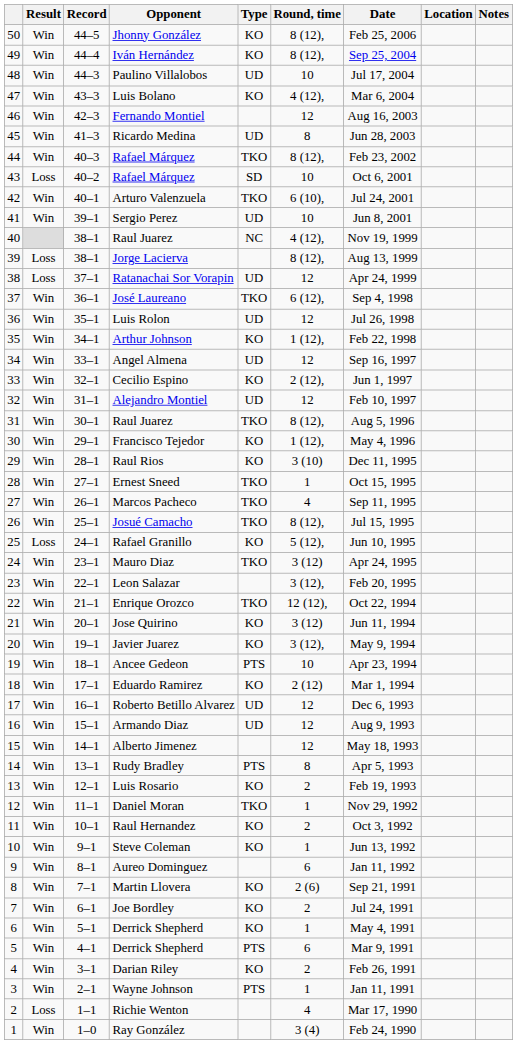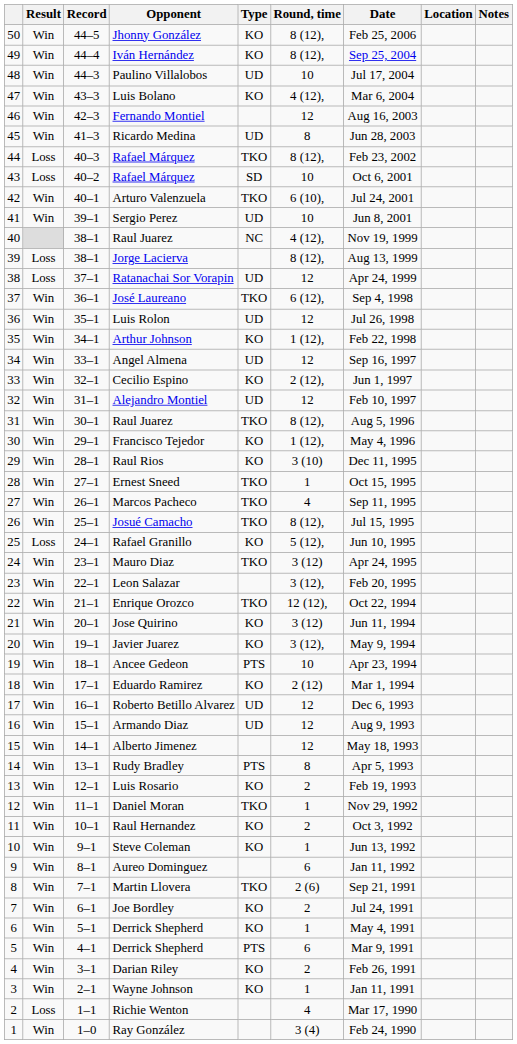(43, 156) Win -> (43, 156) Loss
(254, 887) KO -> (254, 887) TKO
(254, 989) PTS -> (254, 989) KO
